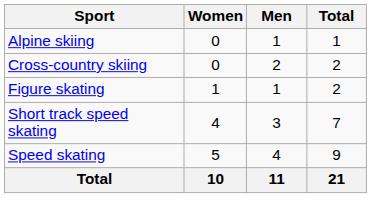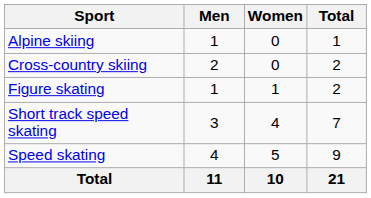columns swapped: (277, 16) <-> (215, 16)
